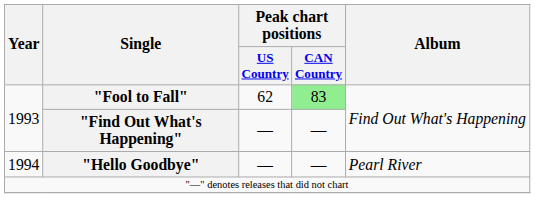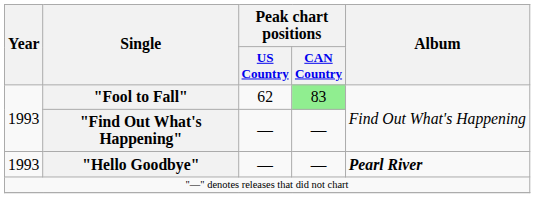(24, 164) 1994 -> (24, 164) 1993
(385, 164) normal -> (386, 164) bold
